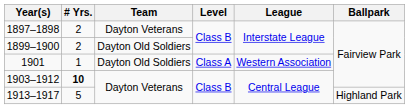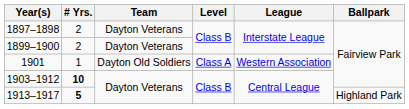(144, 46) Dayton Old Soldiers -> (144, 46) Dayton Veterans
(78, 96) normal -> (78, 96) bold
